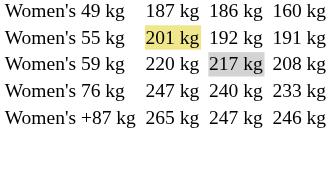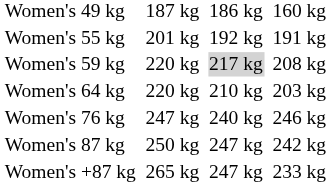(172, 37) khaki background -> (172, 37) no background
+ row: (65, 91)
(299, 91) 233 kg -> (299, 117) 246 kg
+ row: (65, 144)
(299, 117) 246 kg -> (299, 171) 233 kg
